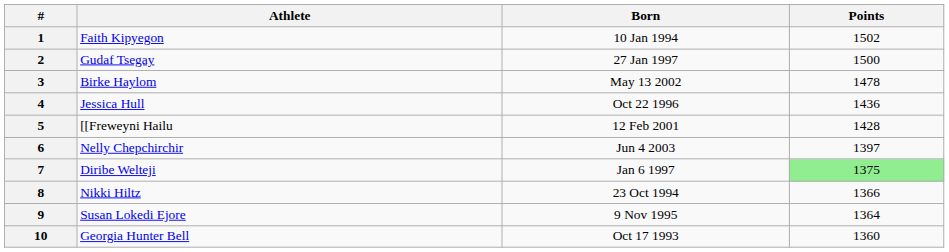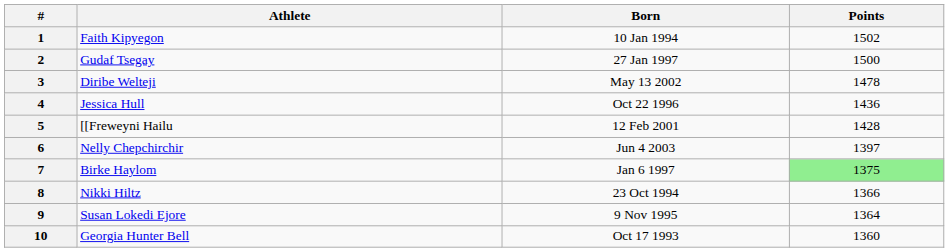(118, 82) Birke Haylom -> (118, 82) Diribe Welteji
(118, 170) Diribe Welteji -> (118, 170) Birke Haylom
